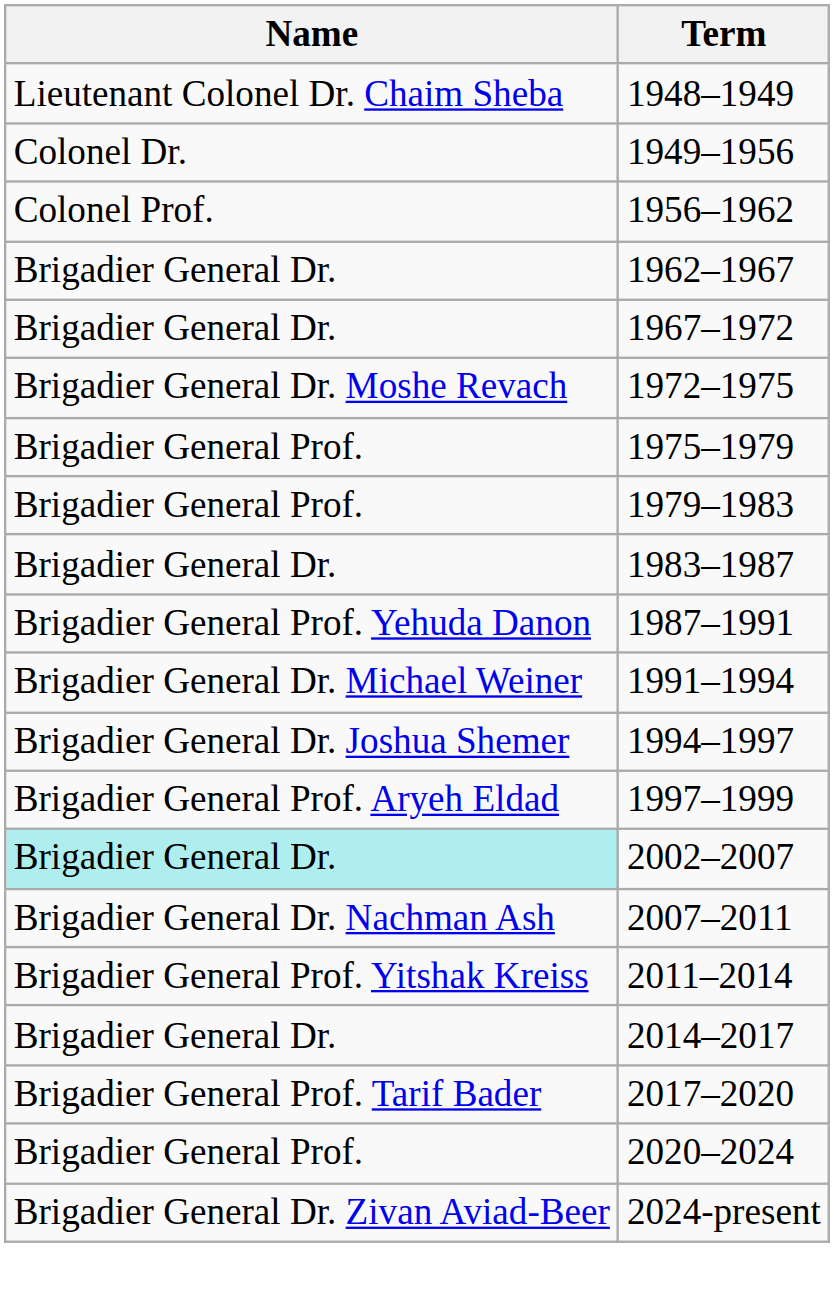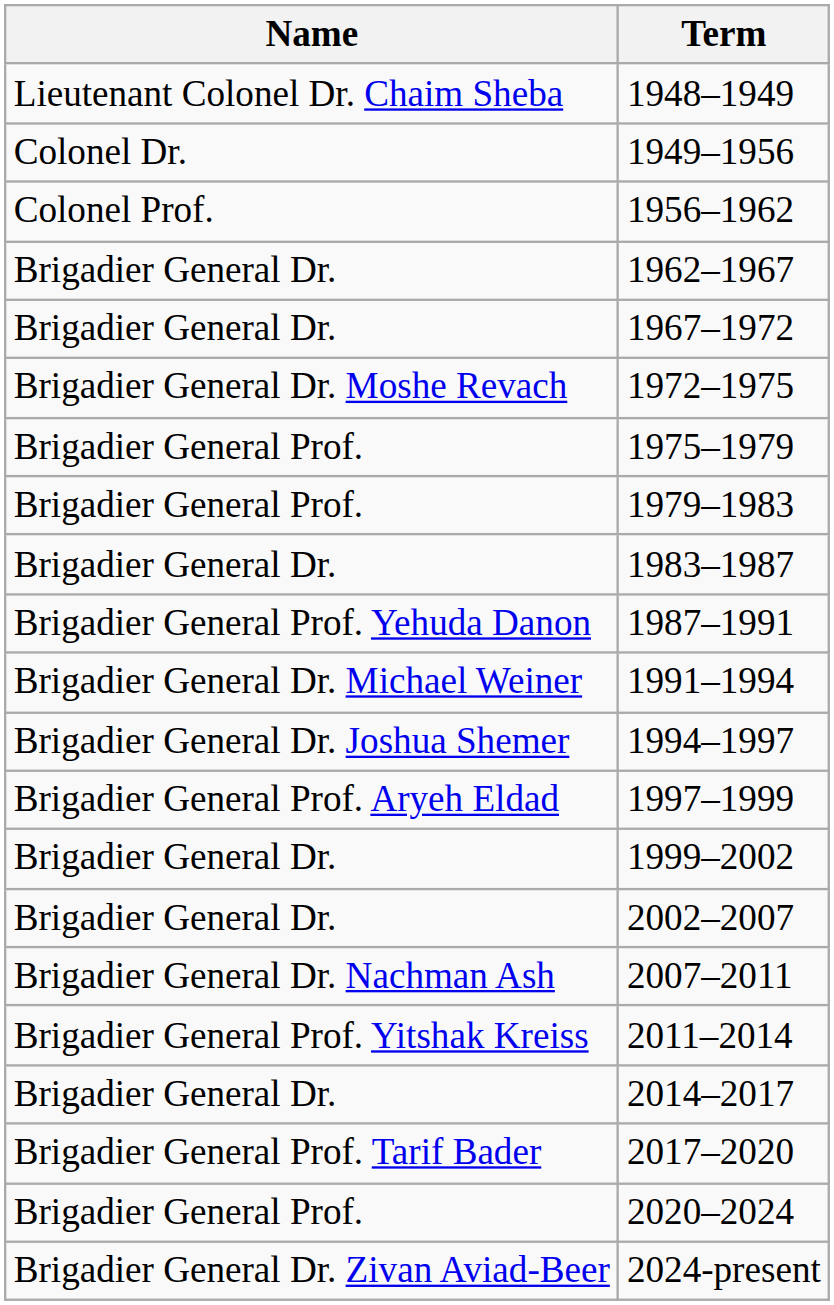+ row: (710, 858)
(175, 858) paleturquoise background -> (175, 916) no background
